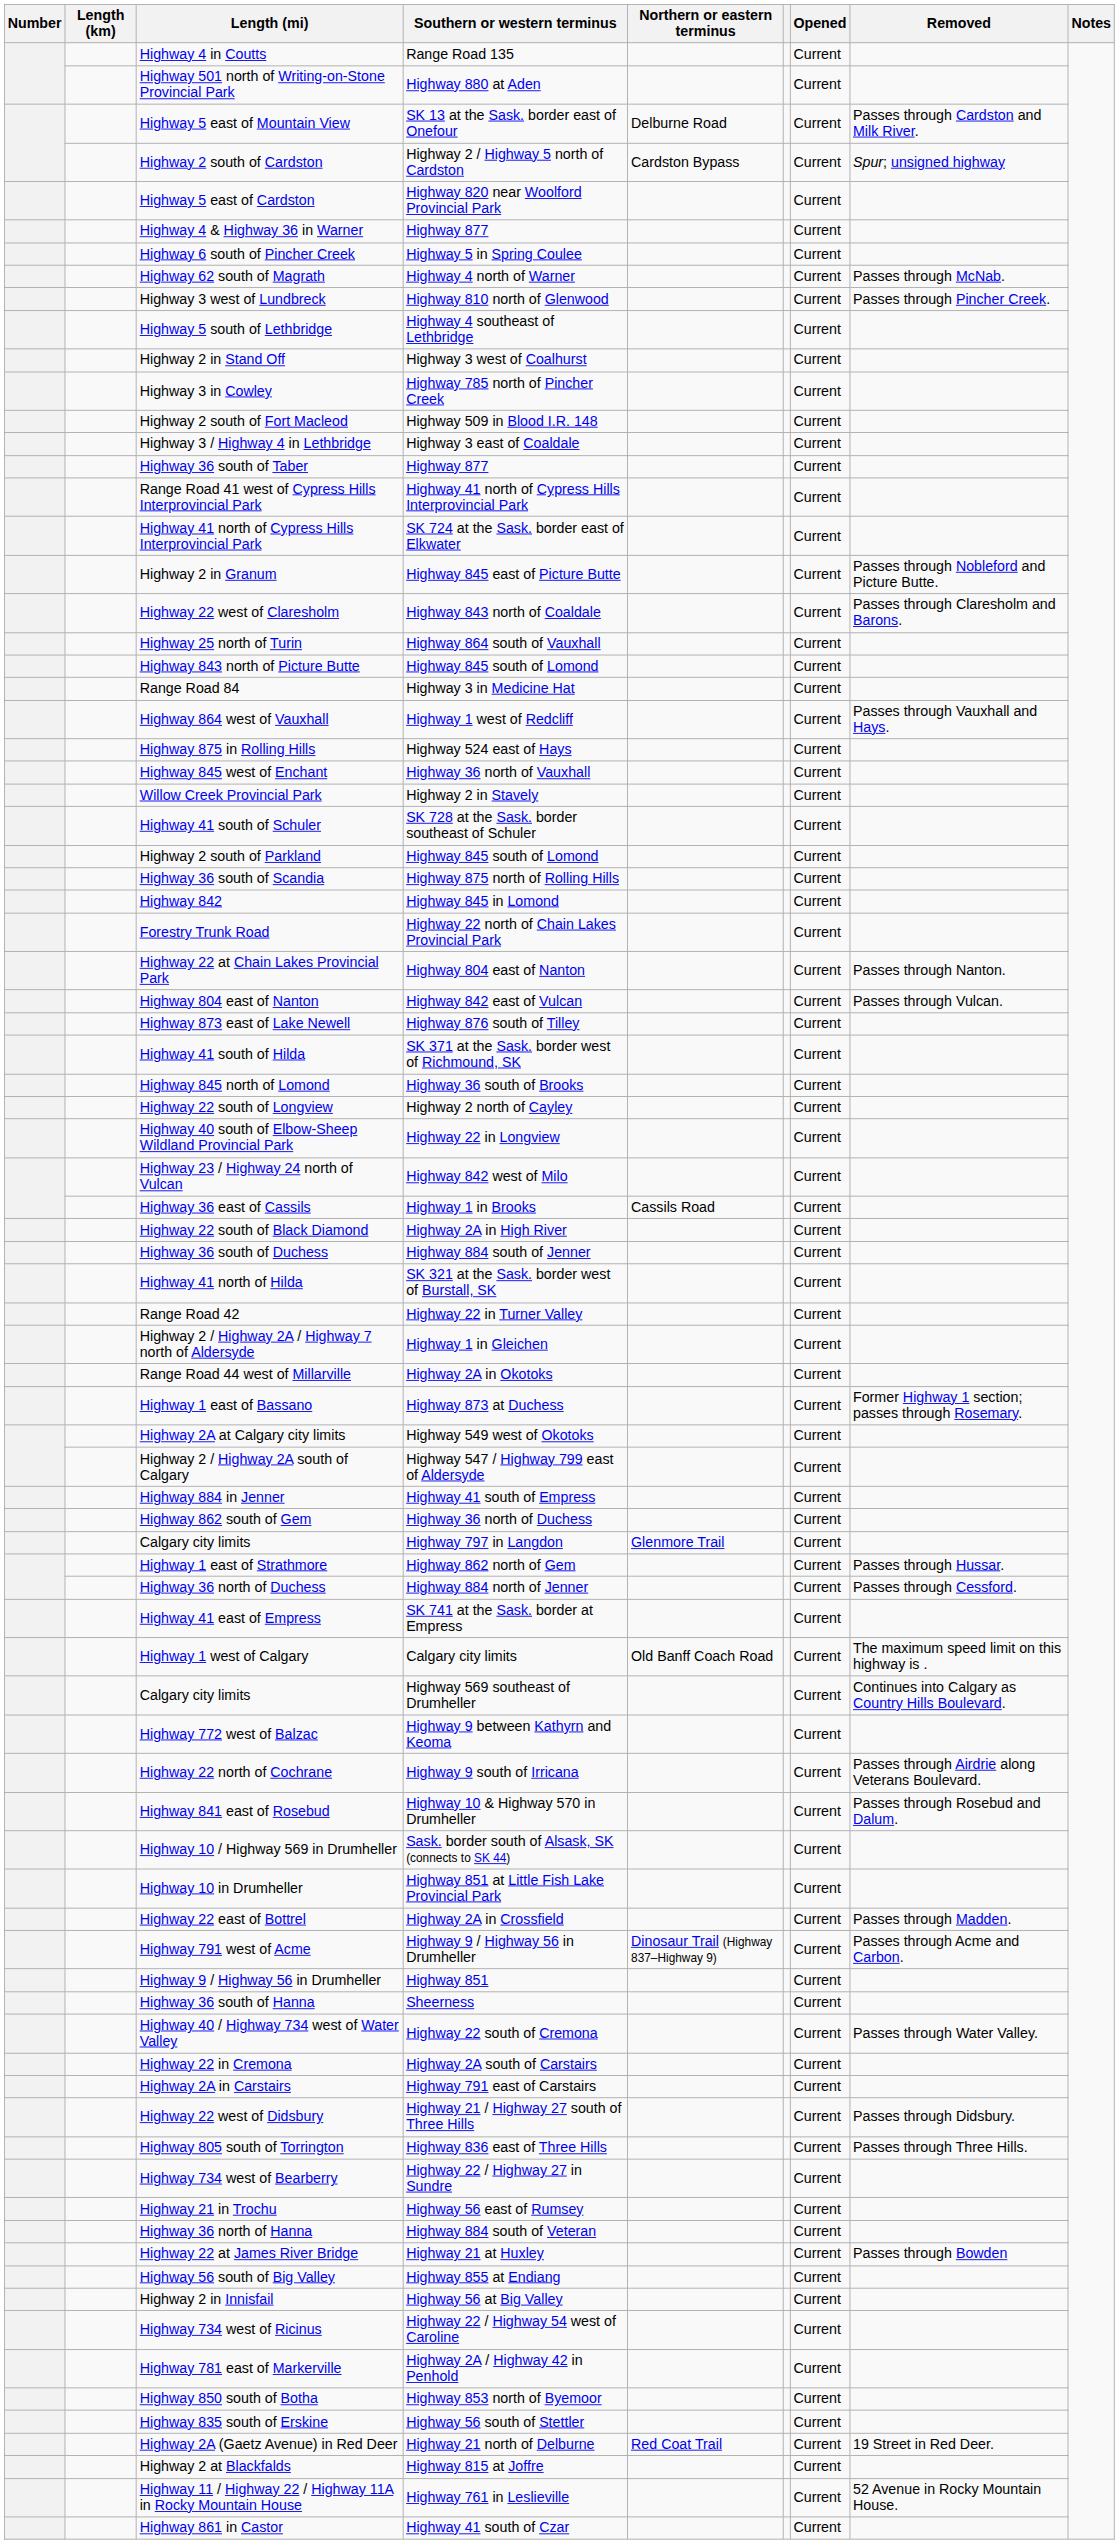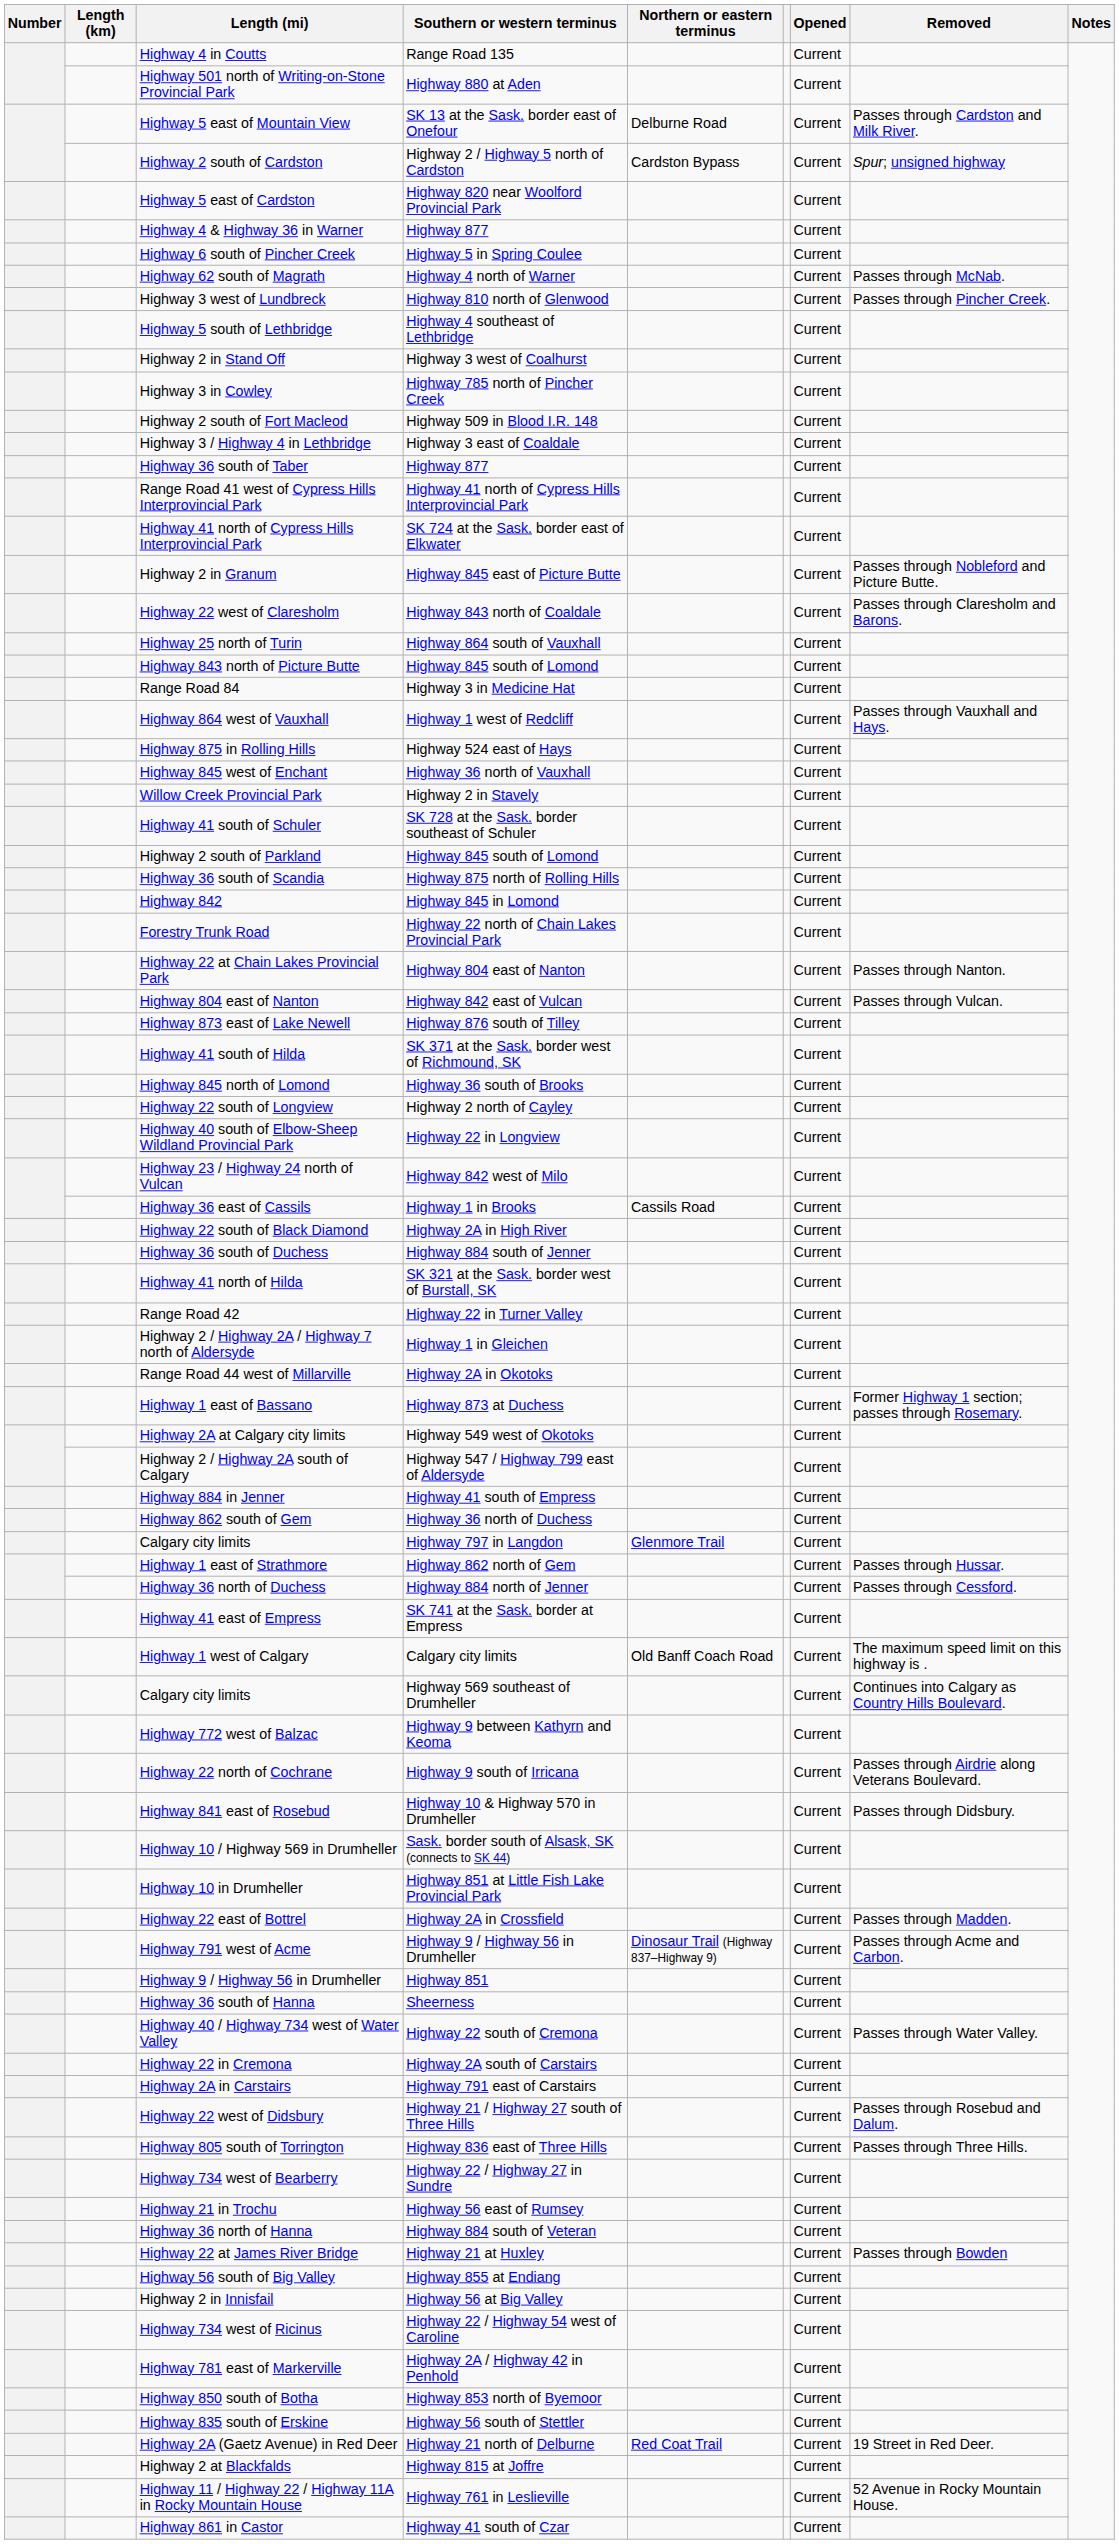(947, 1811) Passes through Rosebud and Dalum. -> (934, 1811) Passes through Didsbury.
(934, 2117) Passes through Didsbury. -> (947, 2117) Passes through Rosebud and Dalum.
